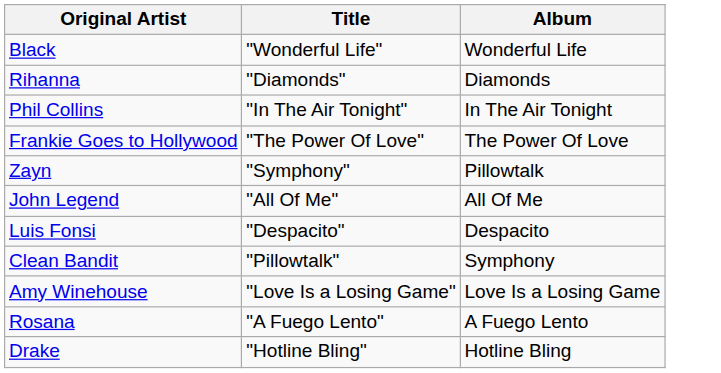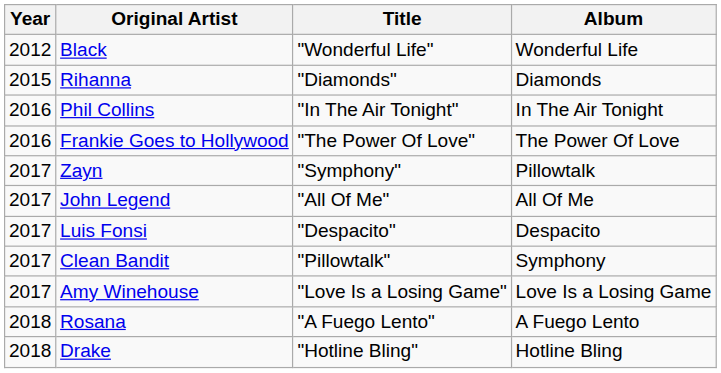+ column: (30, 19)
